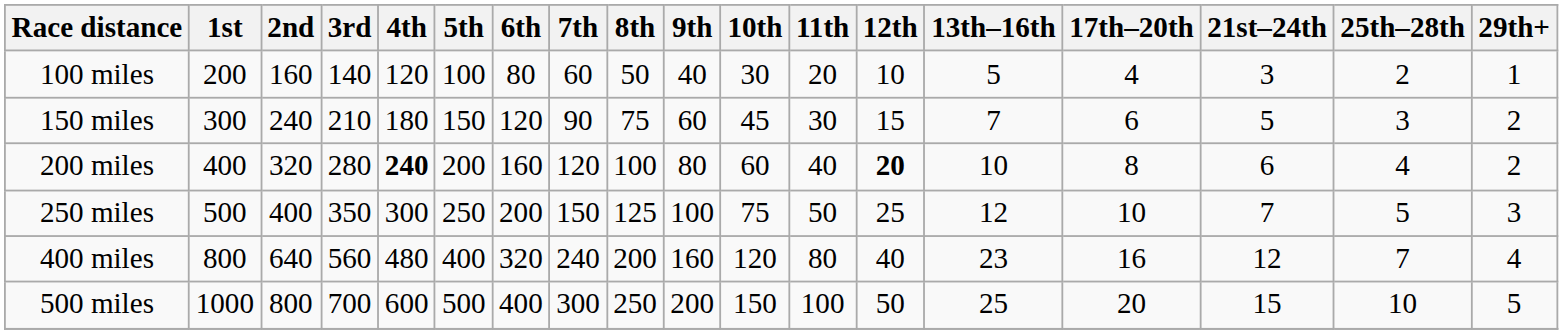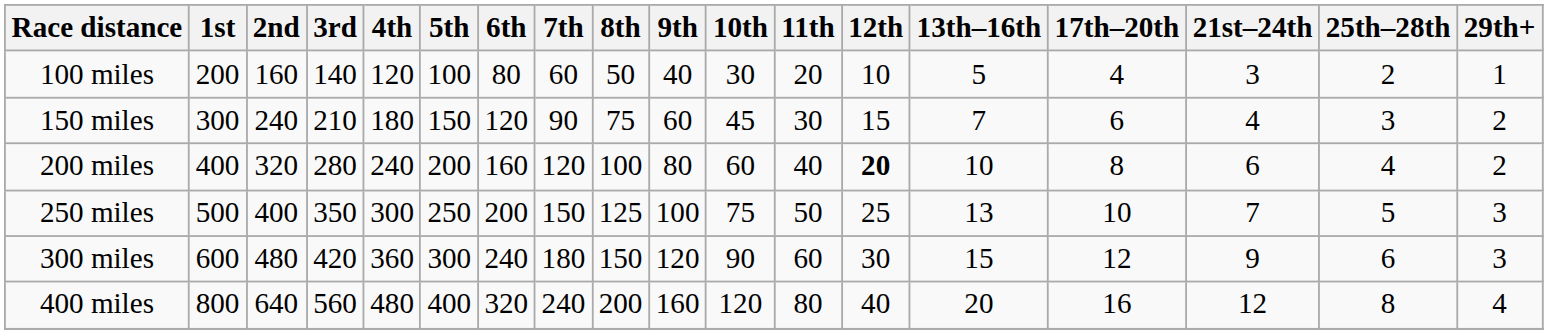(1267, 119) 5 -> (1252, 119) 4
(407, 166) bold -> (392, 166) normal
(993, 212) 12 -> (979, 212) 13
+ row: (97, 258)
(993, 258) 23 -> (979, 304) 20
(1403, 258) 7 -> (1388, 304) 8
- row: (97, 304)
